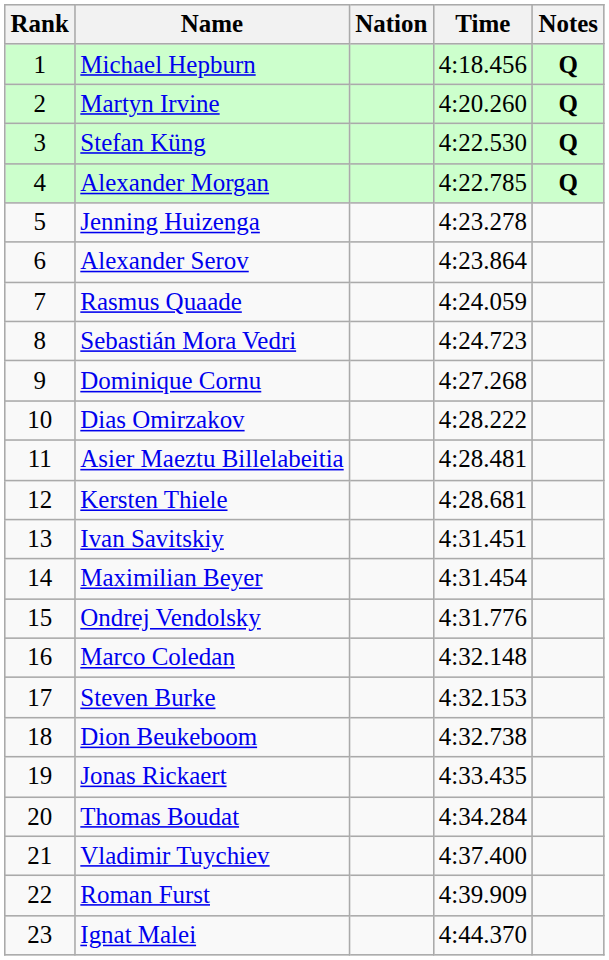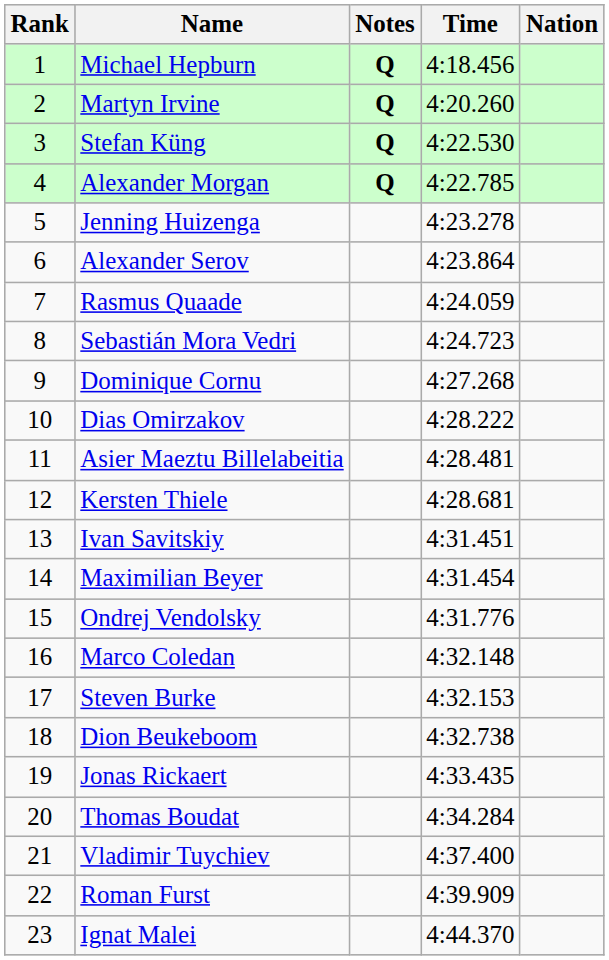columns swapped: (391, 24) <-> (568, 24)
